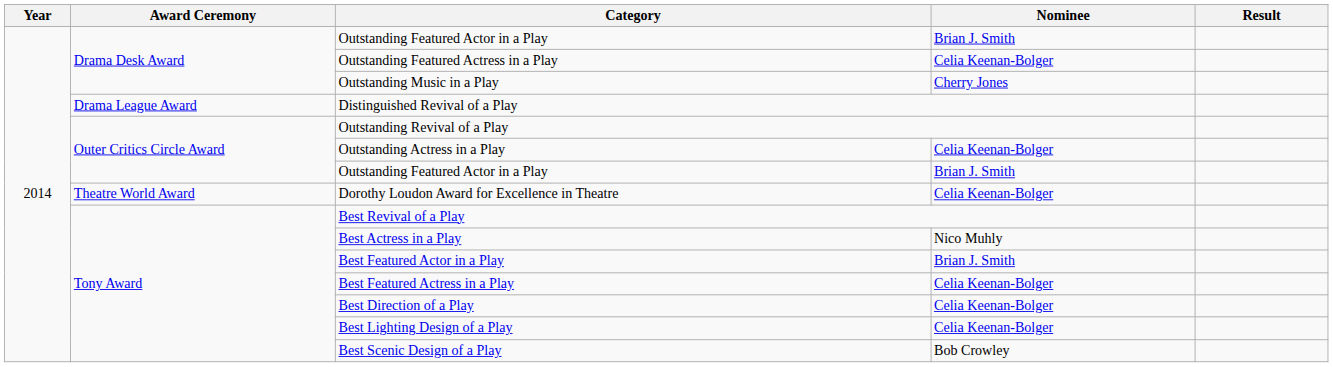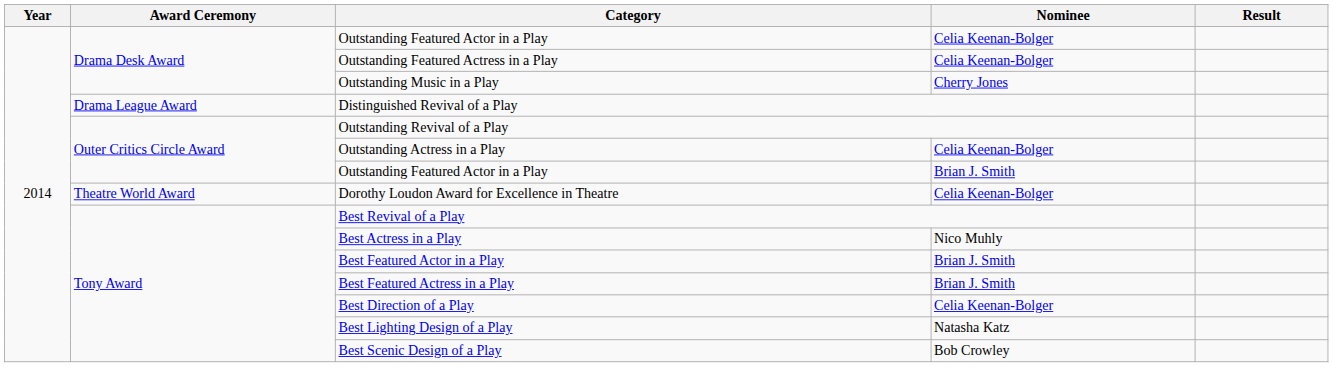(974, 37) Brian J. Smith -> (994, 37) Celia Keenan-Bolger
(994, 283) Celia Keenan-Bolger -> (974, 283) Brian J. Smith
(994, 328) Celia Keenan-Bolger -> (972, 328) Natasha Katz
